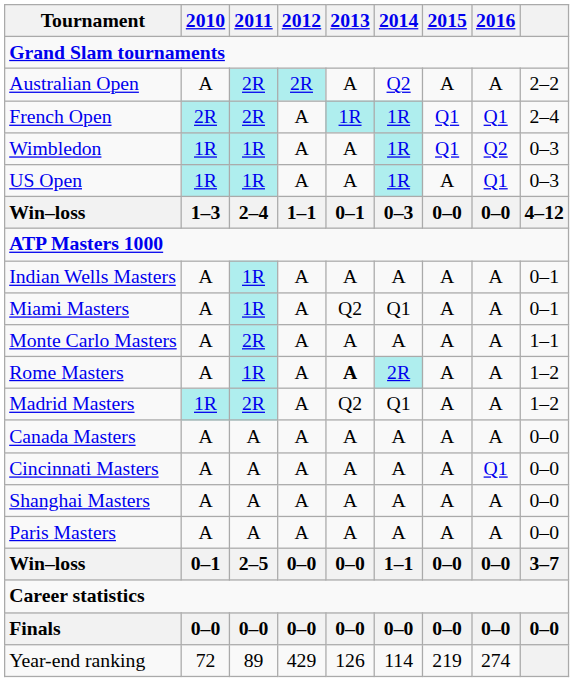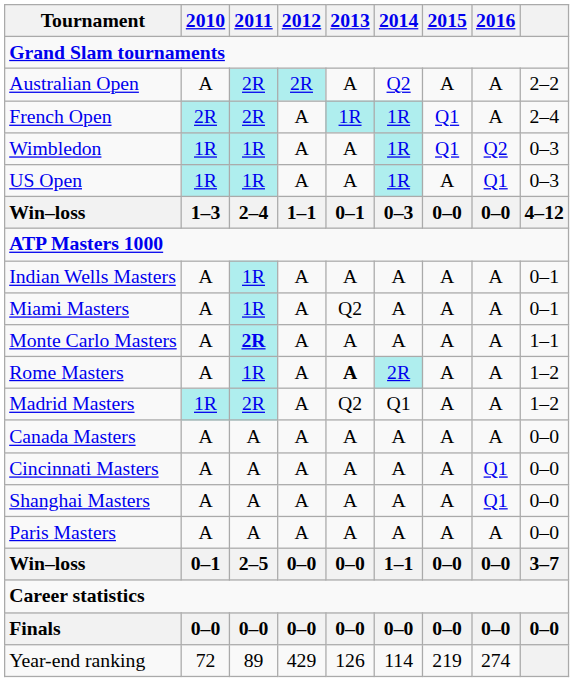(496, 115) Q1 -> (496, 115) A
(399, 307) Q1 -> (399, 307) A
(254, 339) normal -> (254, 339) bold
(496, 499) A -> (496, 499) Q1
